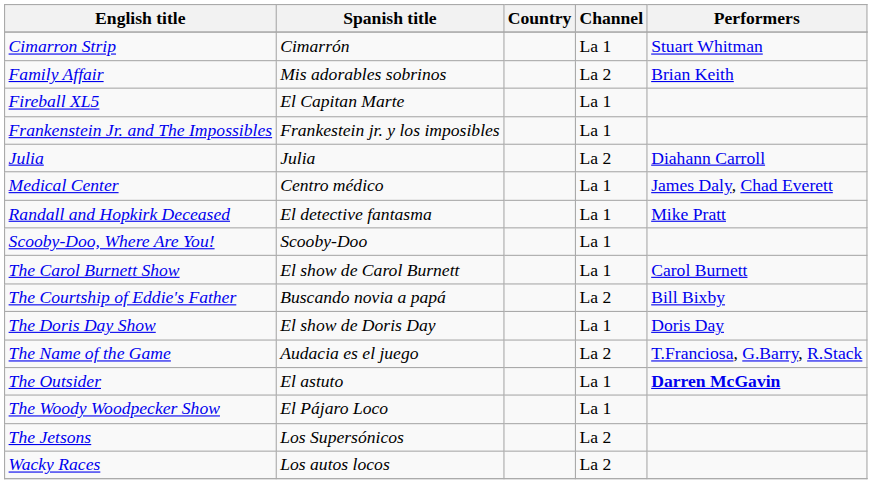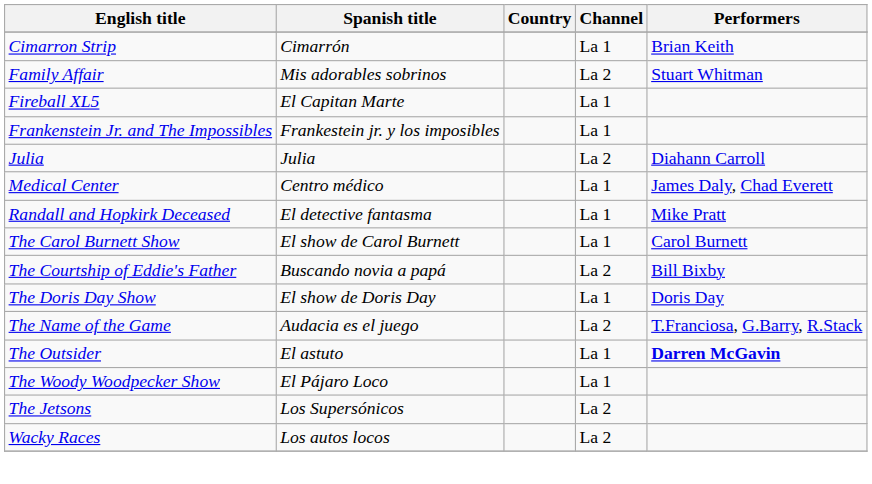(707, 46) Stuart Whitman -> (692, 46) Brian Keith
(692, 74) Brian Keith -> (707, 74) Stuart Whitman
- row: (112, 241)
